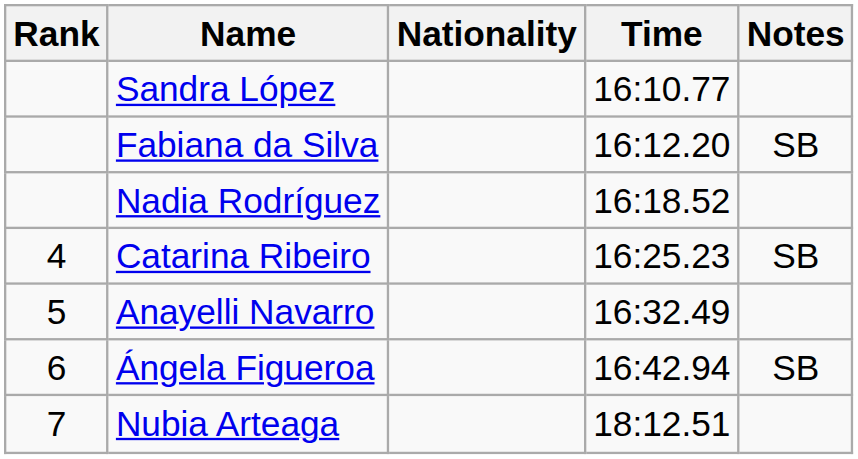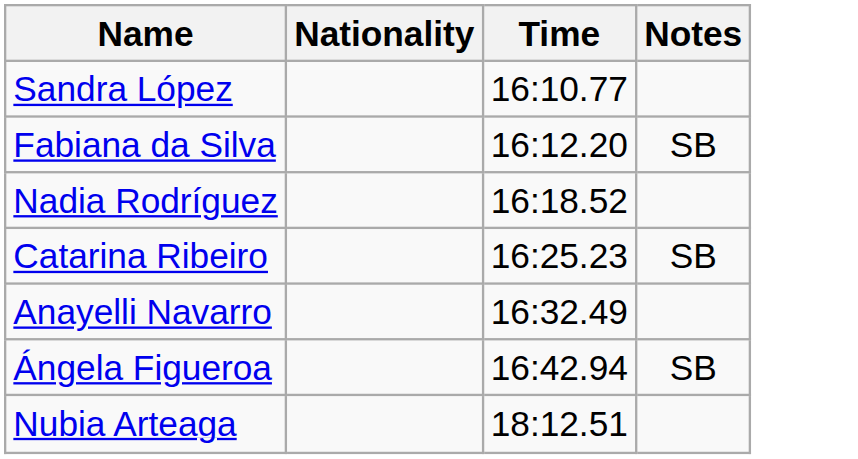- column: (56, 33)
